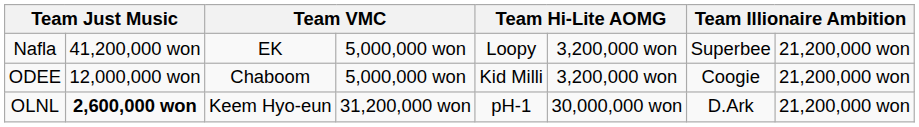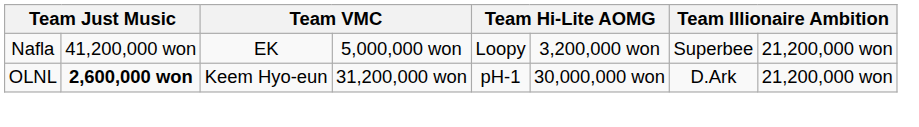- row: (35, 77)
